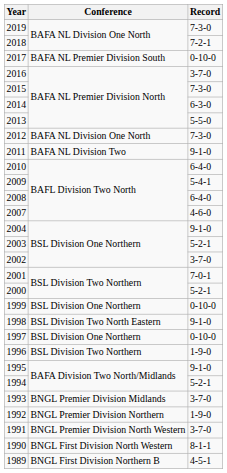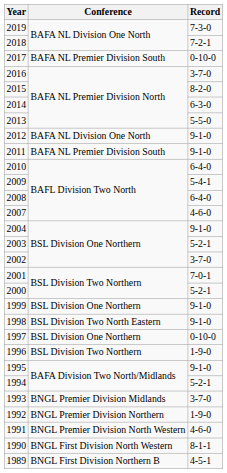(200, 89) 7-3-0 -> (200, 89) 8-2-0
(200, 136) 7-3-0 -> (200, 136) 9-1-0
(78, 151) BAFA NL Division Two -> (98, 151) BAFA NL Premier Division South
(203, 306) 0-10-0 -> (200, 306) 9-1-0
(200, 430) 3-7-0 -> (200, 430) 4-6-0
